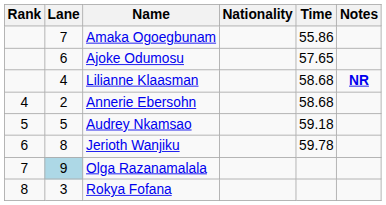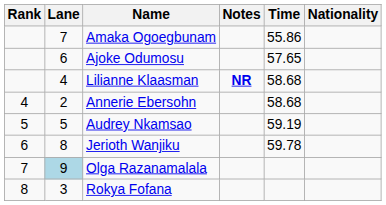columns swapped: (258, 15) <-> (359, 15)
(316, 124) 59.18 -> (284, 124) 59.19
